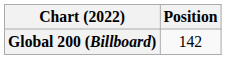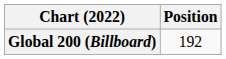(190, 41) 142 -> (190, 41) 192
